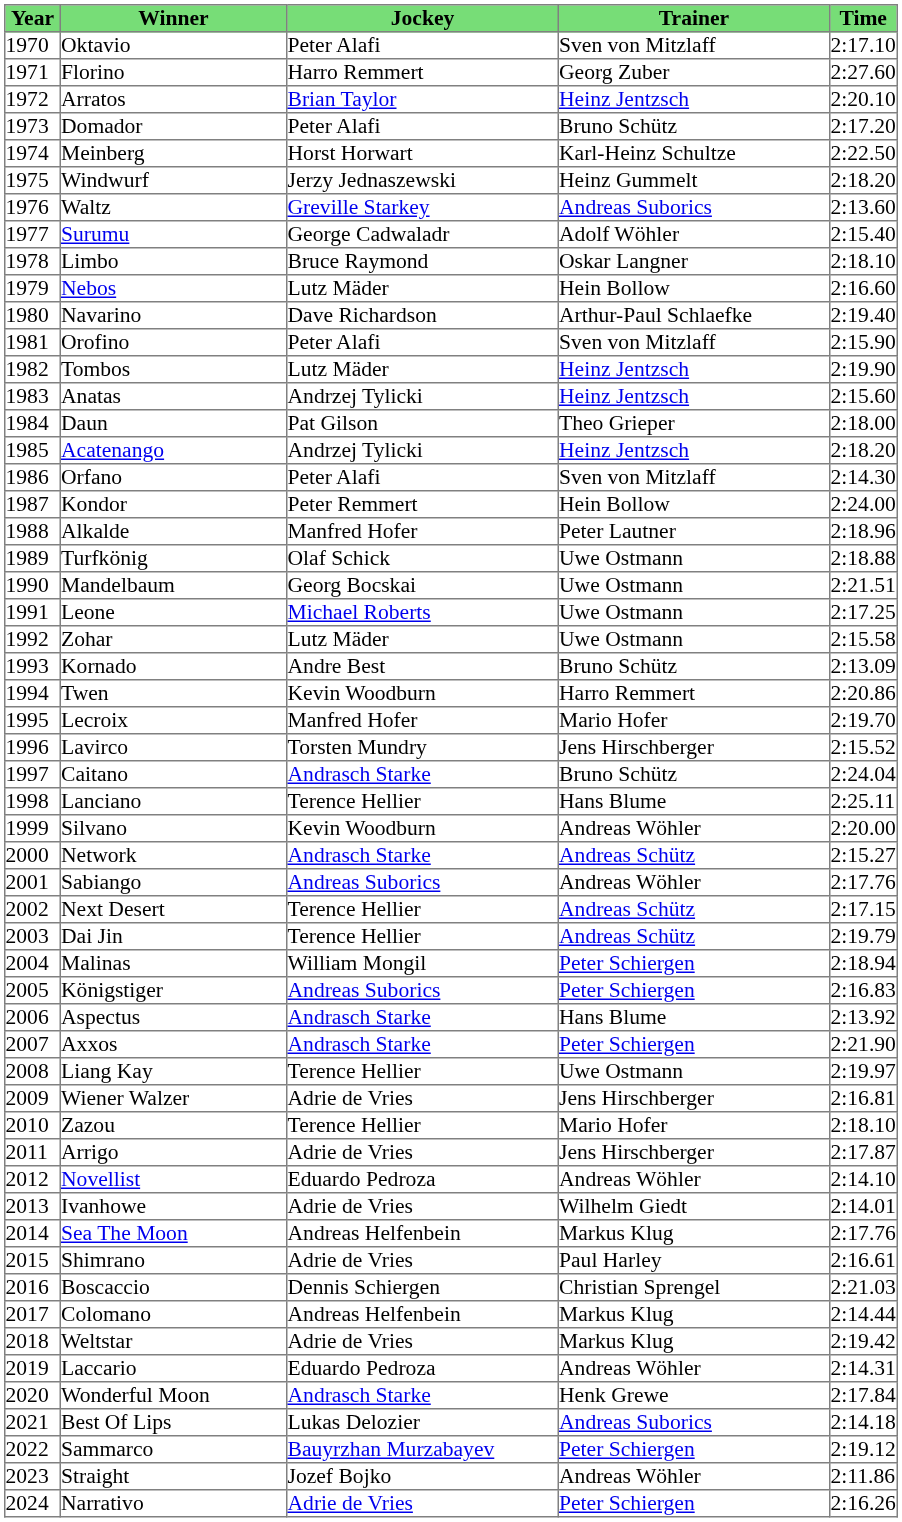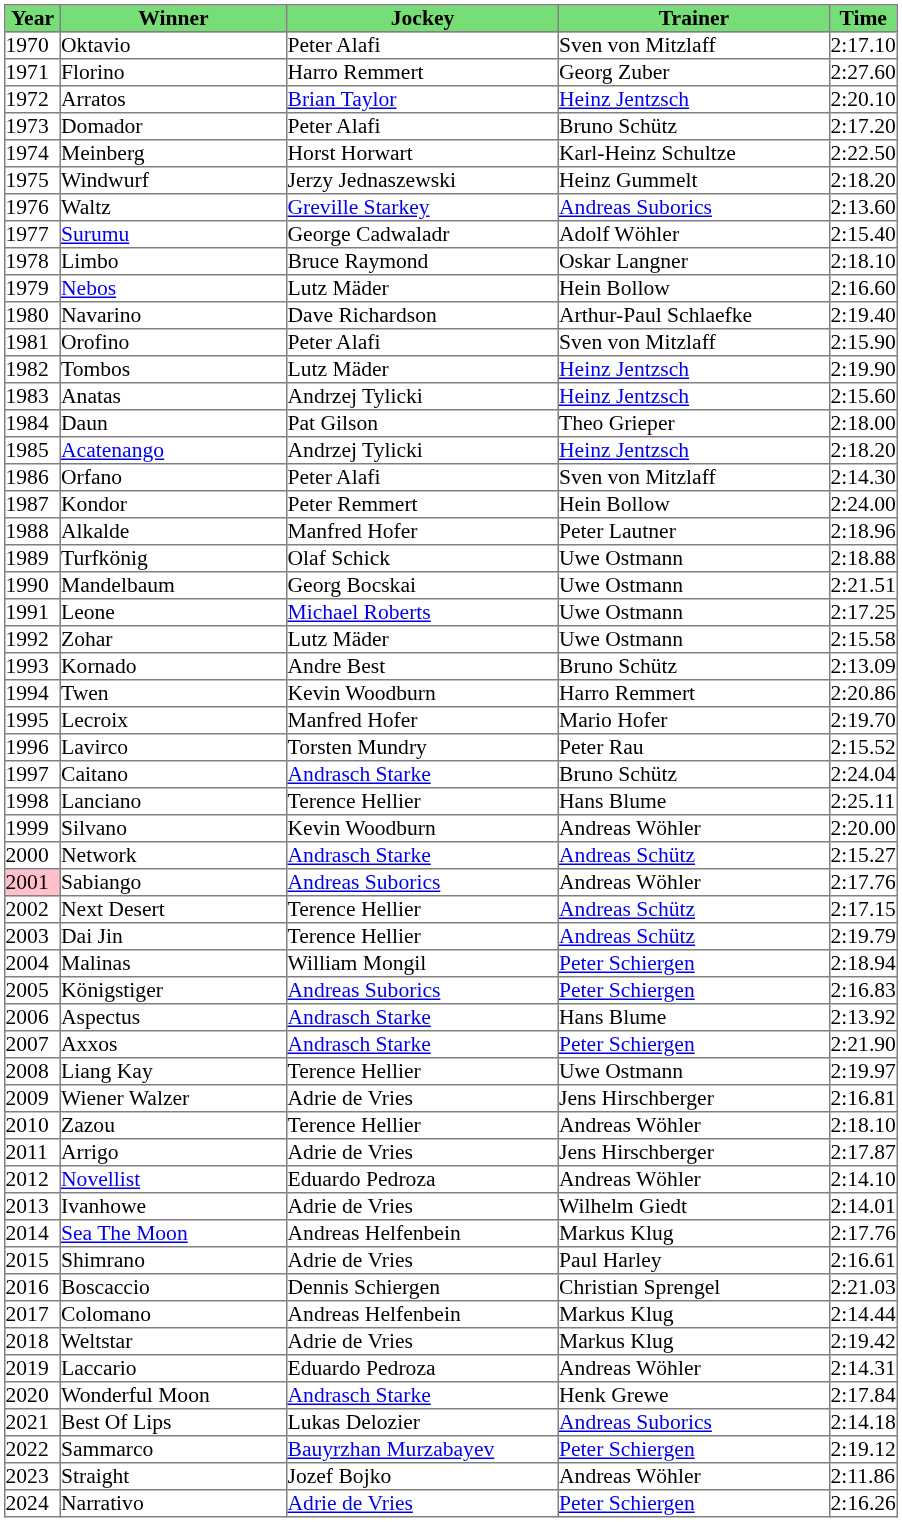(636, 746) Jens Hirschberger -> (601, 746) Peter Rau
(27, 882) no background -> (27, 882) pink background
(613, 1124) Mario Hofer -> (630, 1124) Andreas Wöhler
